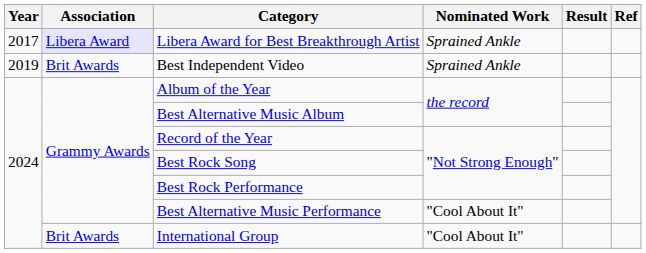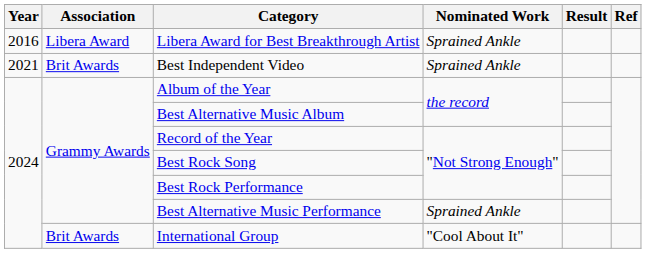(23, 41) 2017 -> (23, 41) 2016
(88, 41) lavender background -> (88, 41) no background
(23, 65) 2019 -> (23, 65) 2021
(475, 211) "Cool About It" -> (474, 211) Sprained Ankle
